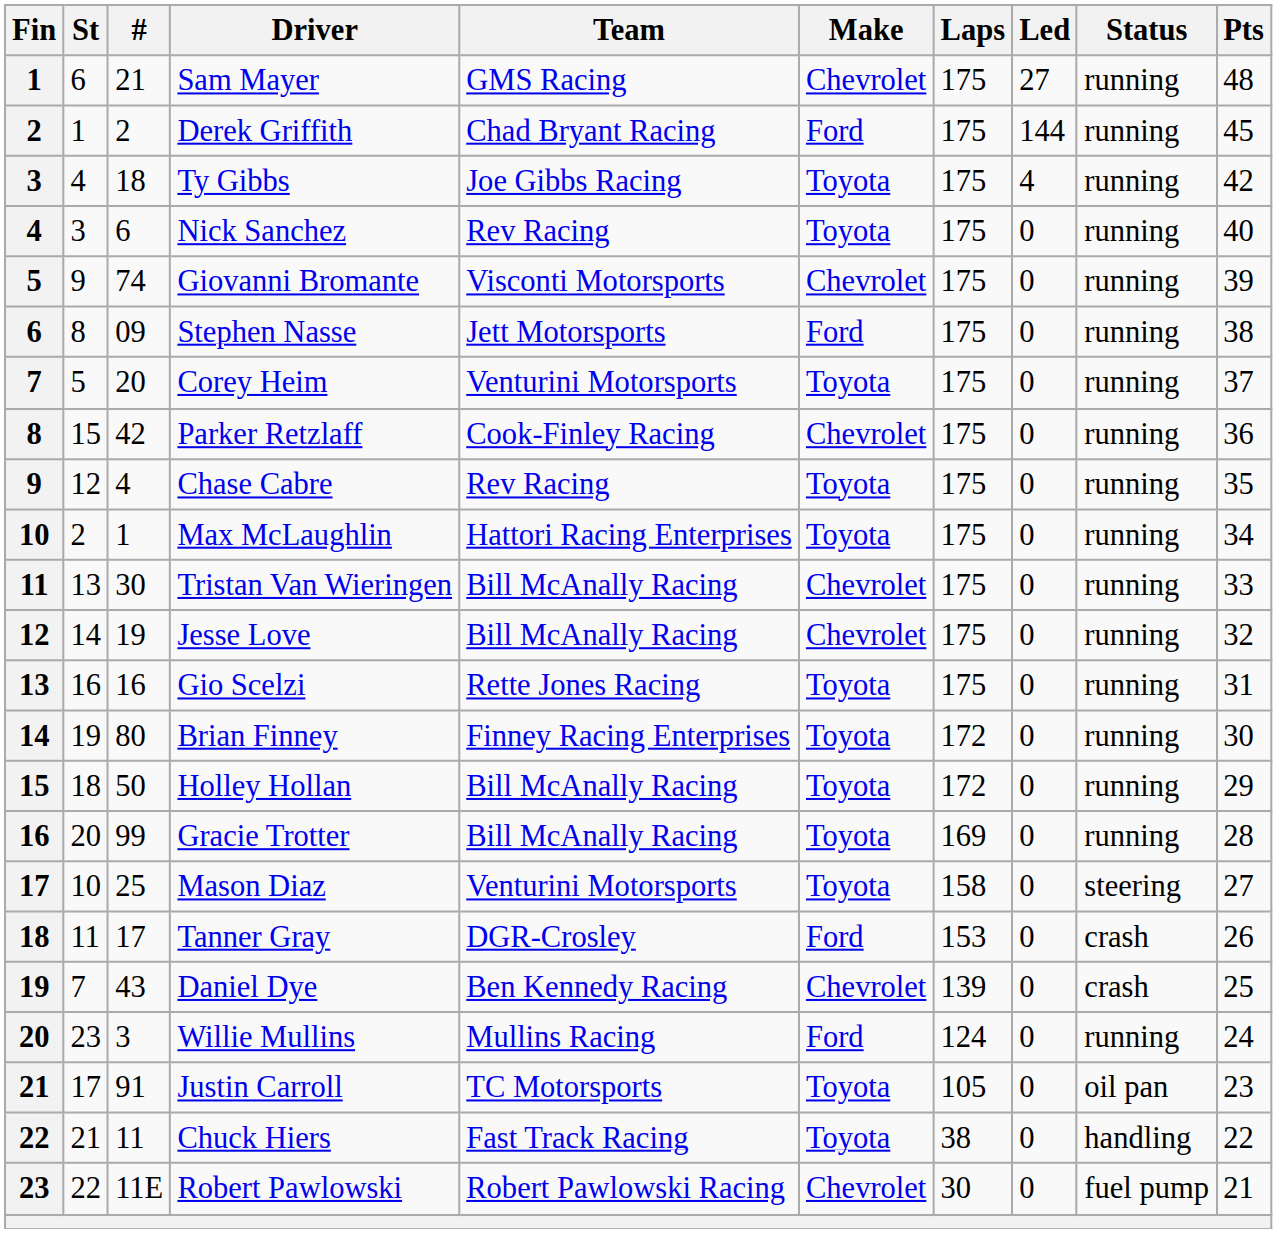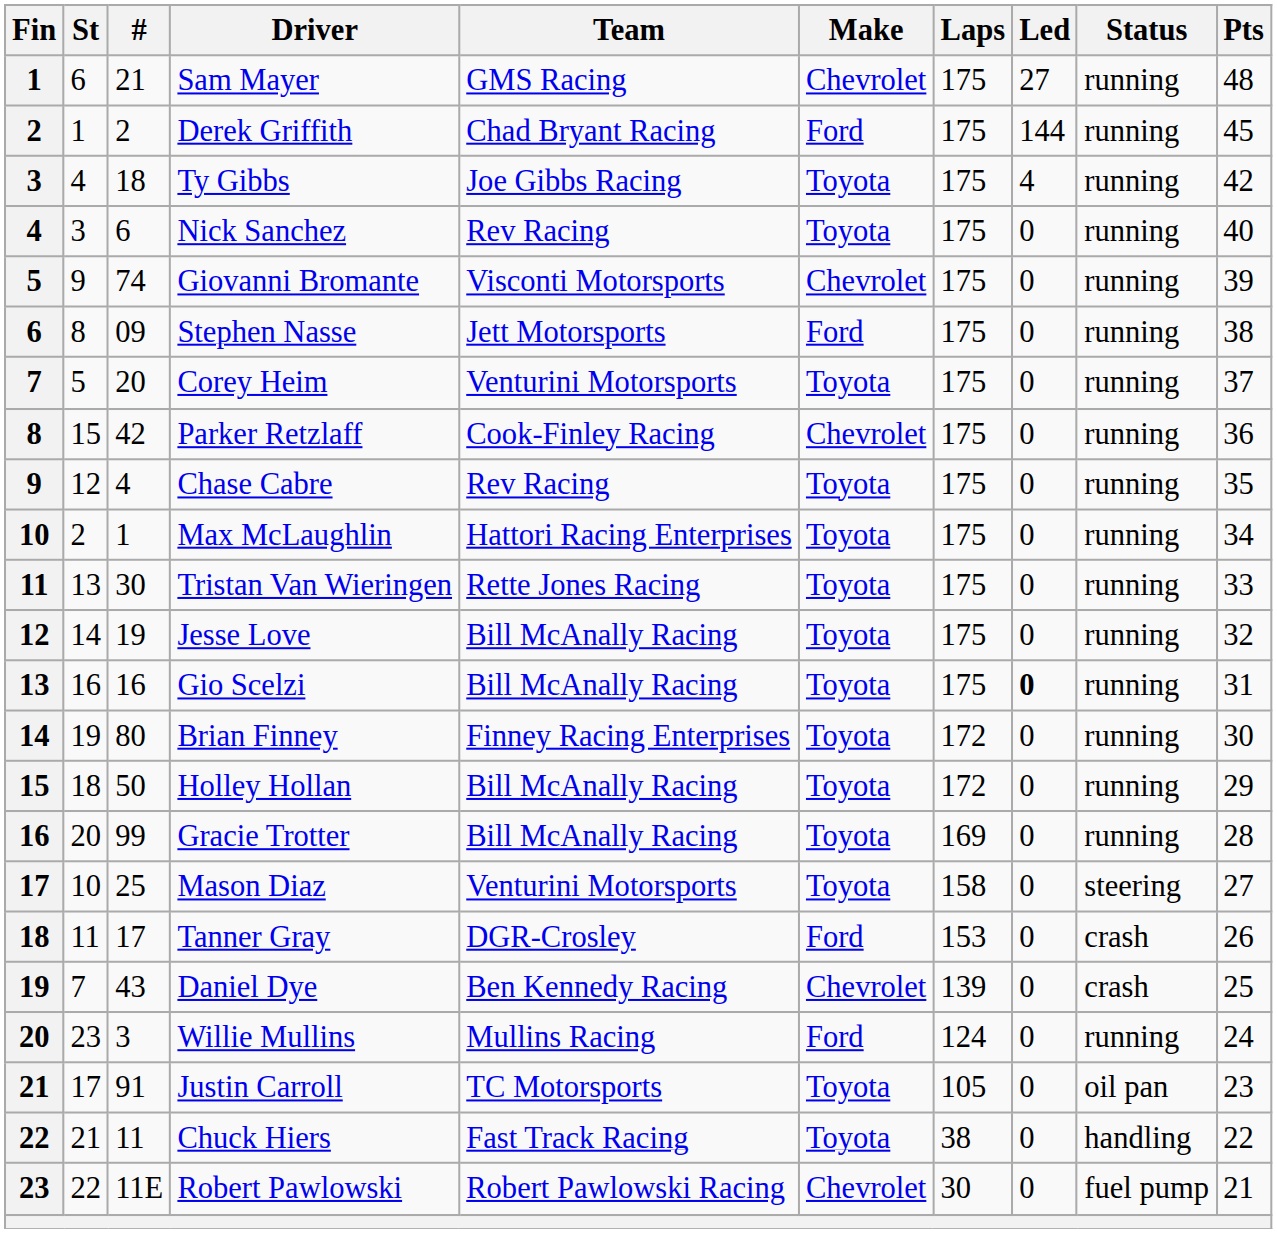(602, 584) Bill McAnally Racing -> (583, 584) Rette Jones Racing
(866, 584) Chevrolet -> (848, 584) Toyota
(866, 634) Chevrolet -> (848, 634) Toyota
(583, 684) Rette Jones Racing -> (602, 684) Bill McAnally Racing
(1027, 684) normal -> (1027, 684) bold
